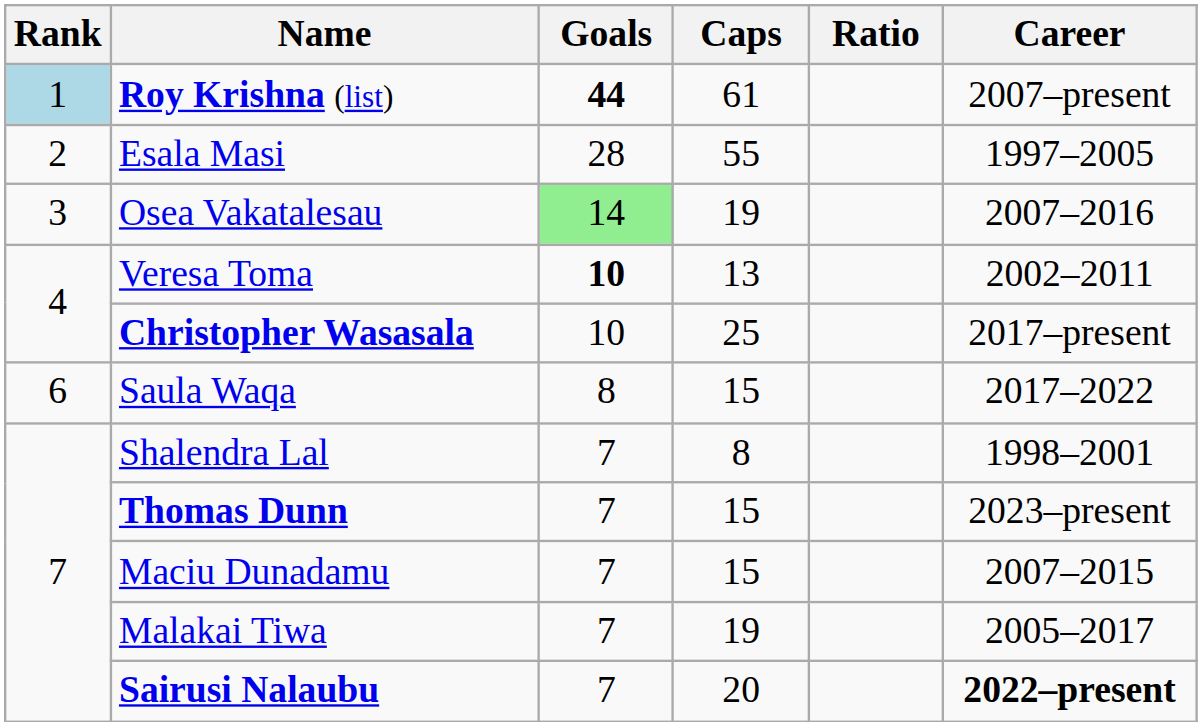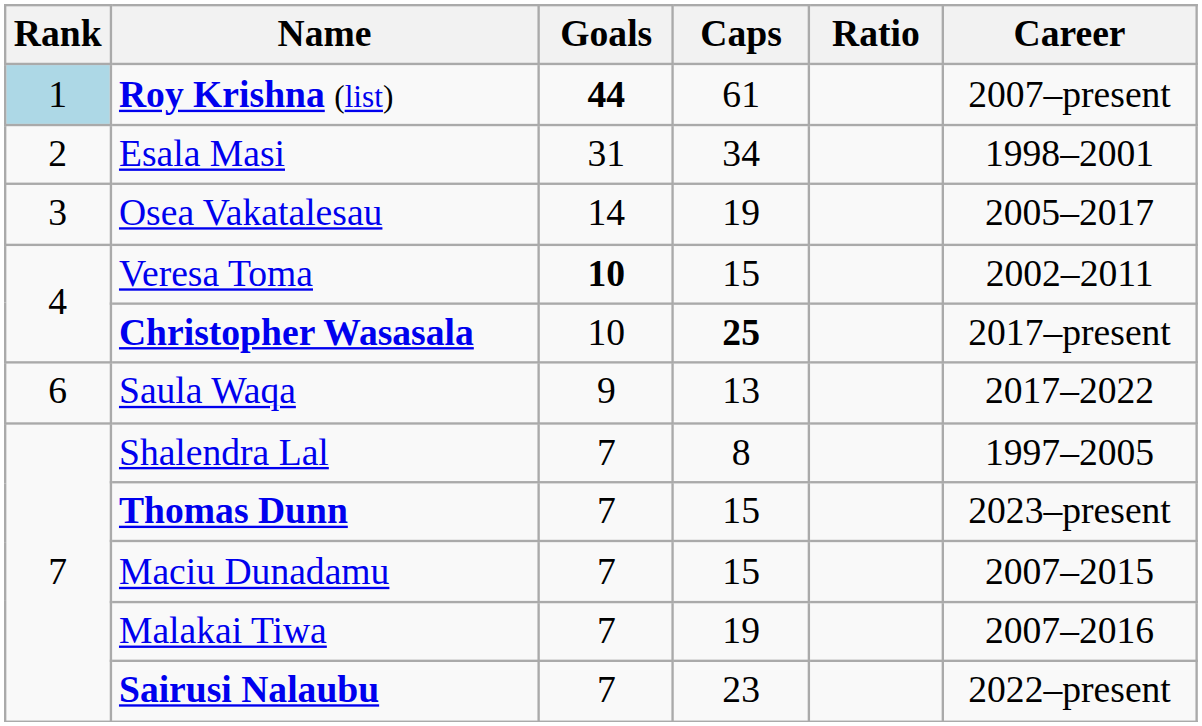(606, 153) 28 -> (606, 153) 31
(741, 153) 55 -> (741, 153) 34
(1070, 153) 1997–2005 -> (1070, 153) 1998–2001
(606, 213) lightgreen background -> (606, 213) no background
(1070, 213) 2007–2016 -> (1070, 213) 2005–2017
(741, 272) 13 -> (741, 272) 15
(741, 332) normal -> (741, 332) bold
(606, 392) 8 -> (606, 392) 9
(741, 392) 15 -> (741, 392) 13
(1070, 451) 1998–2001 -> (1070, 451) 1997–2005
(1070, 630) 2005–2017 -> (1070, 630) 2007–2016
(741, 690) 20 -> (741, 690) 23
(1070, 690) bold -> (1070, 690) normal
